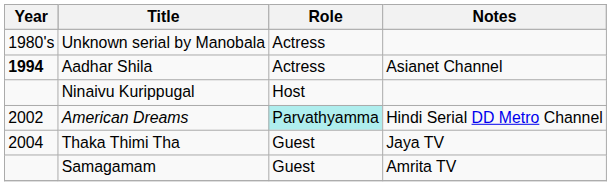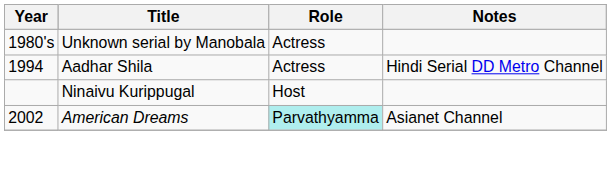(26, 67) bold -> (26, 67) normal
(444, 67) Asianet Channel -> (494, 67) Hindi Serial DD Metro Channel
(494, 117) Hindi Serial DD Metro Channel -> (444, 117) Asianet Channel
- row: (121, 142)
- row: (109, 167)
